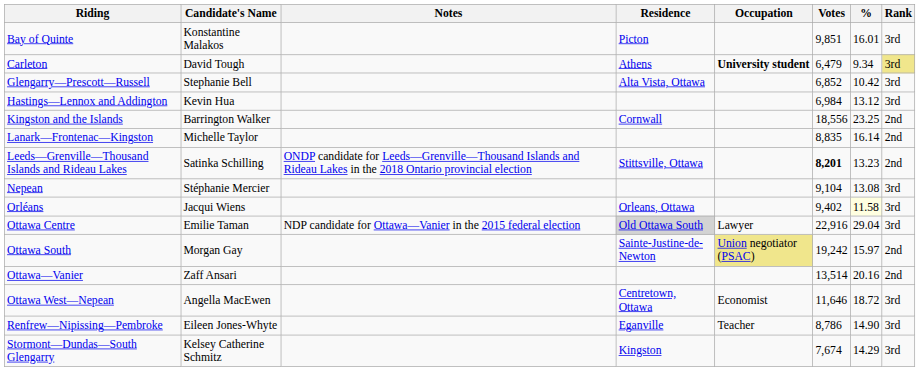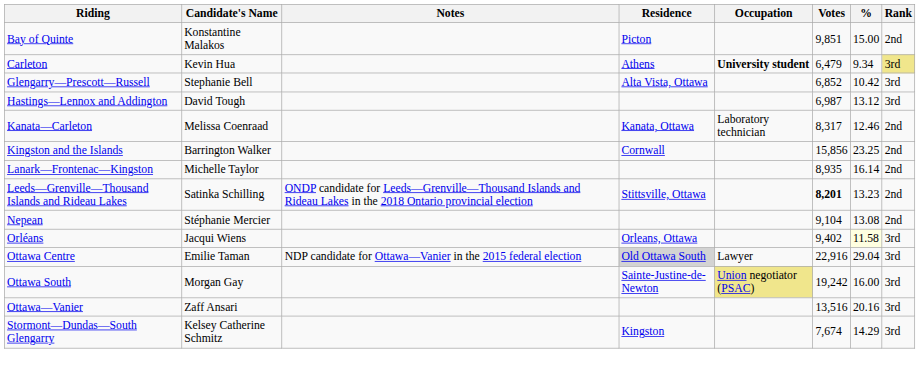(866, 38) 16.01 -> (866, 38) 15.00
(892, 38) 3rd -> (893, 38) 2nd
(214, 63) David Tough -> (210, 63) Kevin Hua
(209, 100) Kevin Hua -> (215, 100) David Tough
(829, 100) 6,984 -> (829, 100) 6,987
+ row: (50, 126)
(832, 119) 18,556 -> (832, 151) 15,856
(829, 138) 8,835 -> (829, 169) 8,935
(892, 188) 3rd -> (893, 219) 2nd
(866, 250) 15.97 -> (866, 282) 16.00
(893, 250) 2nd -> (892, 282) 3rd
(832, 275) 13,514 -> (832, 307) 13,516
(893, 275) 2nd -> (892, 307) 3rd
- row: (60, 300)
- row: (85, 325)
